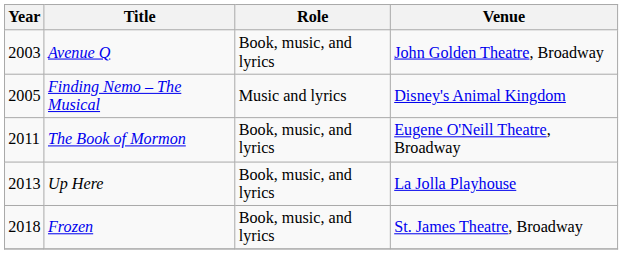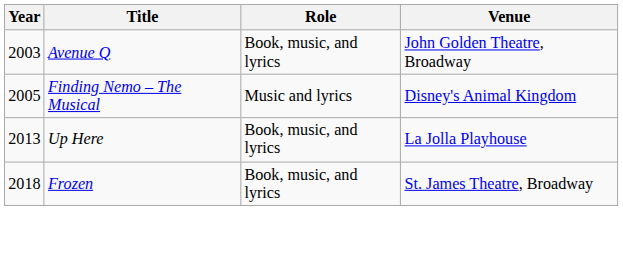- row: (117, 139)
